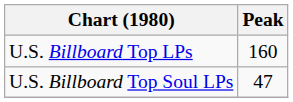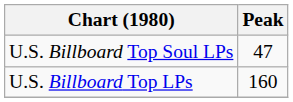rows swapped: (101, 50) <-> (121, 81)
